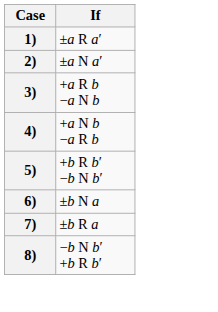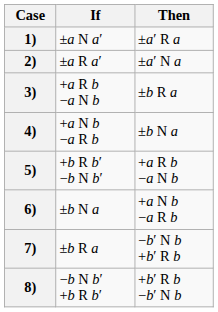+ column: (174, 15)
(81, 38) ±a R a′ -> (81, 38) ±a N a′
(81, 61) ±a N a′ -> (81, 61) ±a R a′
